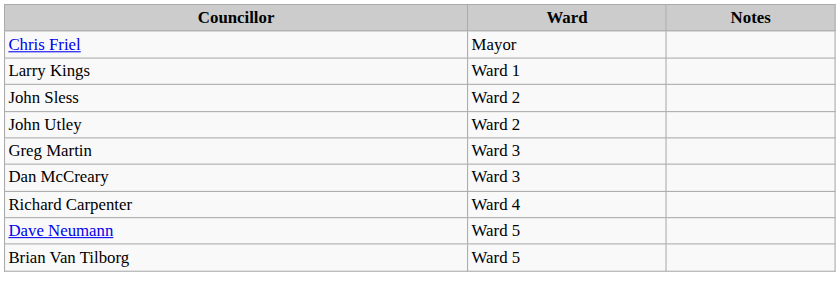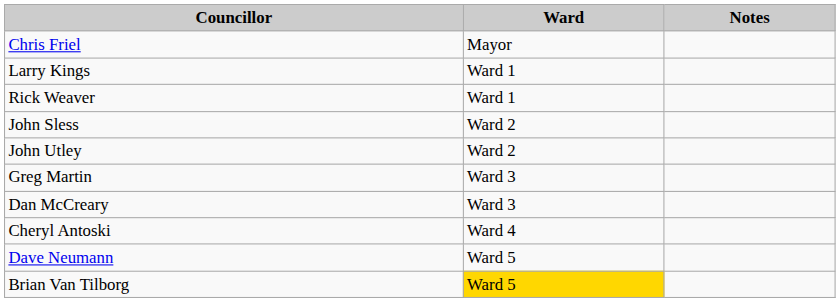+ row: (52, 97)
+ row: (60, 230)
- row: (70, 204)
(496, 257) no background -> (491, 284) gold background
